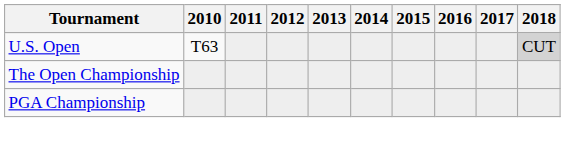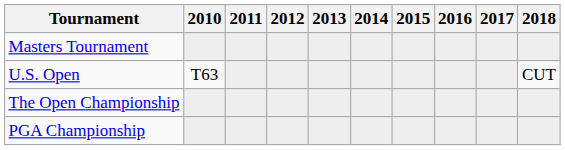+ row: (78, 46)
(539, 46) lightgrey background -> (539, 74) no background
